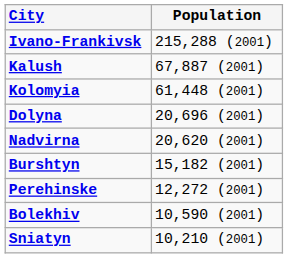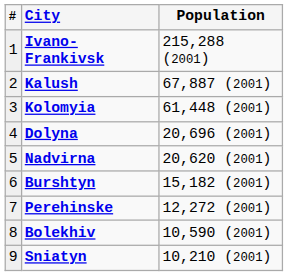+ column: (12, 17)
